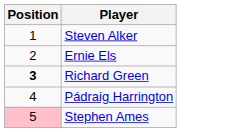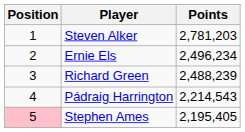+ column: (208, 14)
(33, 76) bold -> (33, 76) normal
